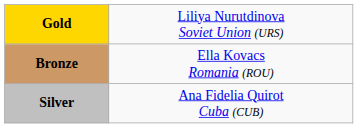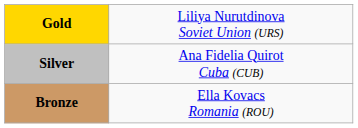rows swapped: (57, 102) <-> (57, 63)
